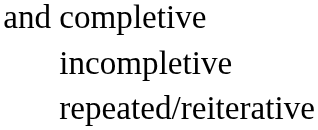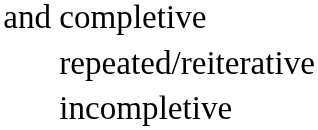rows swapped: (146, 62) <-> (187, 108)
